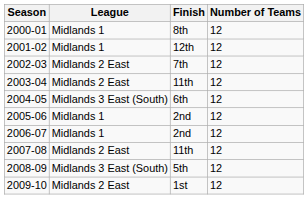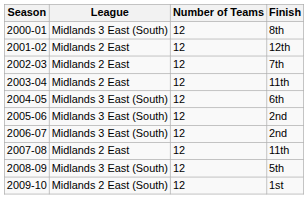columns swapped: (189, 13) <-> (256, 13)
(78, 30) Midlands 1 -> (110, 30) Midlands 3 East (South)
(78, 47) Midlands 1 -> (90, 47) Midlands 2 East
(78, 116) Midlands 1 -> (110, 116) Midlands 3 East (South)
(78, 133) Midlands 1 -> (110, 133) Midlands 3 East (South)
(90, 185) Midlands 2 East -> (110, 185) Midlands 2 East (South)
